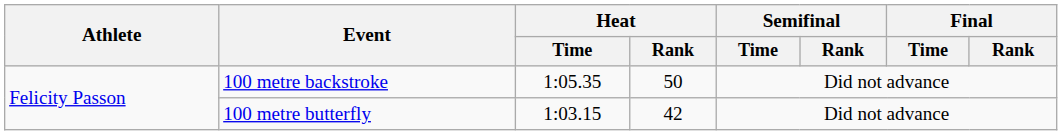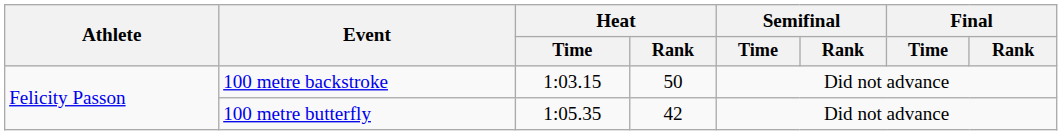(572, 82) 1:05.35 -> (572, 82) 1:03.15
(572, 113) 1:03.15 -> (572, 113) 1:05.35
